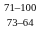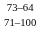rows swapped: (20, 7) <-> (20, 22)
